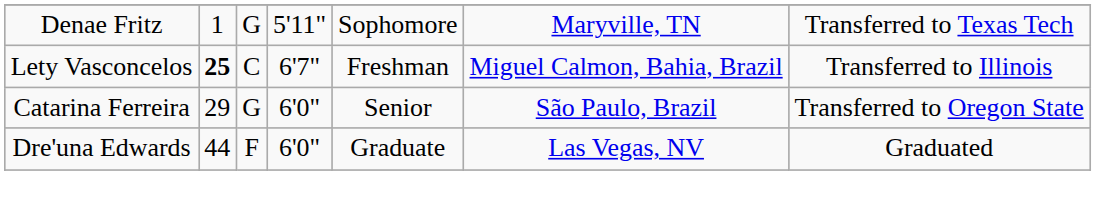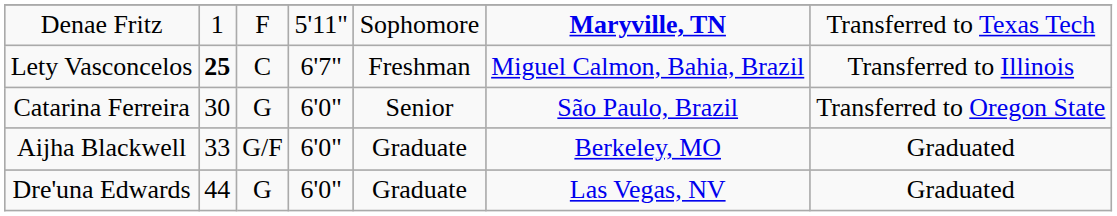(252, 25) G -> (262, 25) F
(626, 25) normal -> (648, 25) bold
(217, 107) 29 -> (217, 107) 30
+ row: (102, 148)
(252, 148) F -> (262, 189) G
